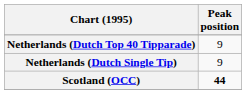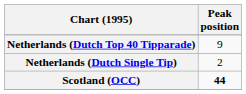(220, 62) 9 -> (220, 62) 2
